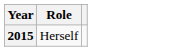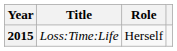+ column: (79, 14)
